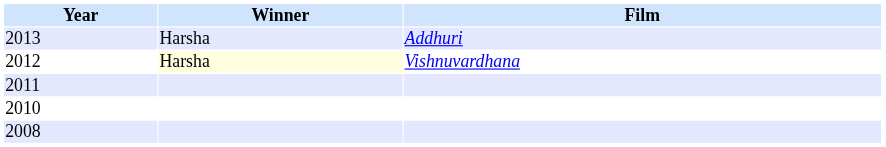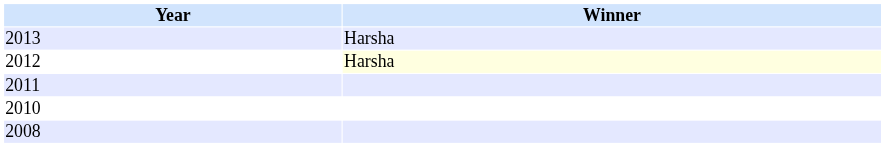- column: (642, 15)
